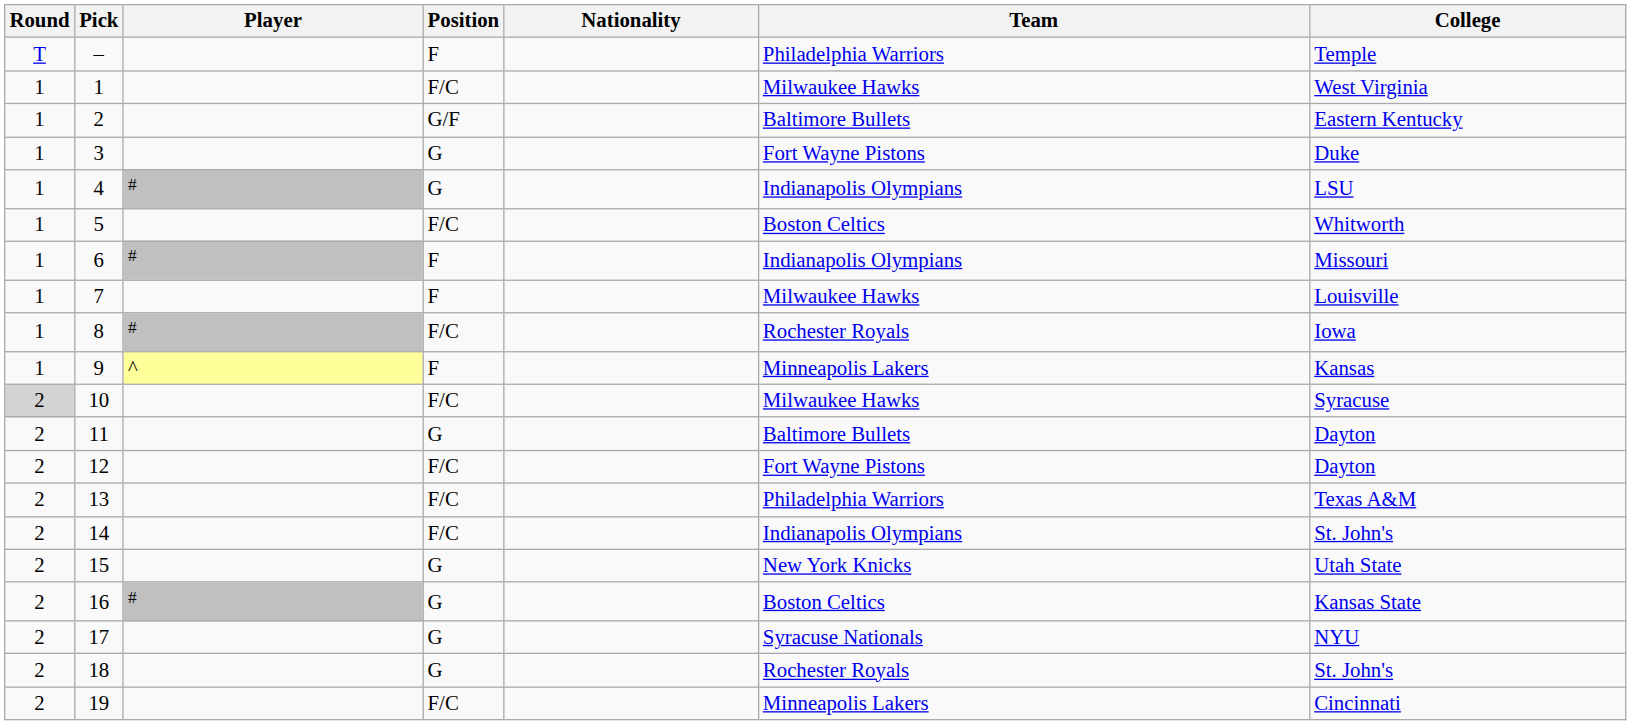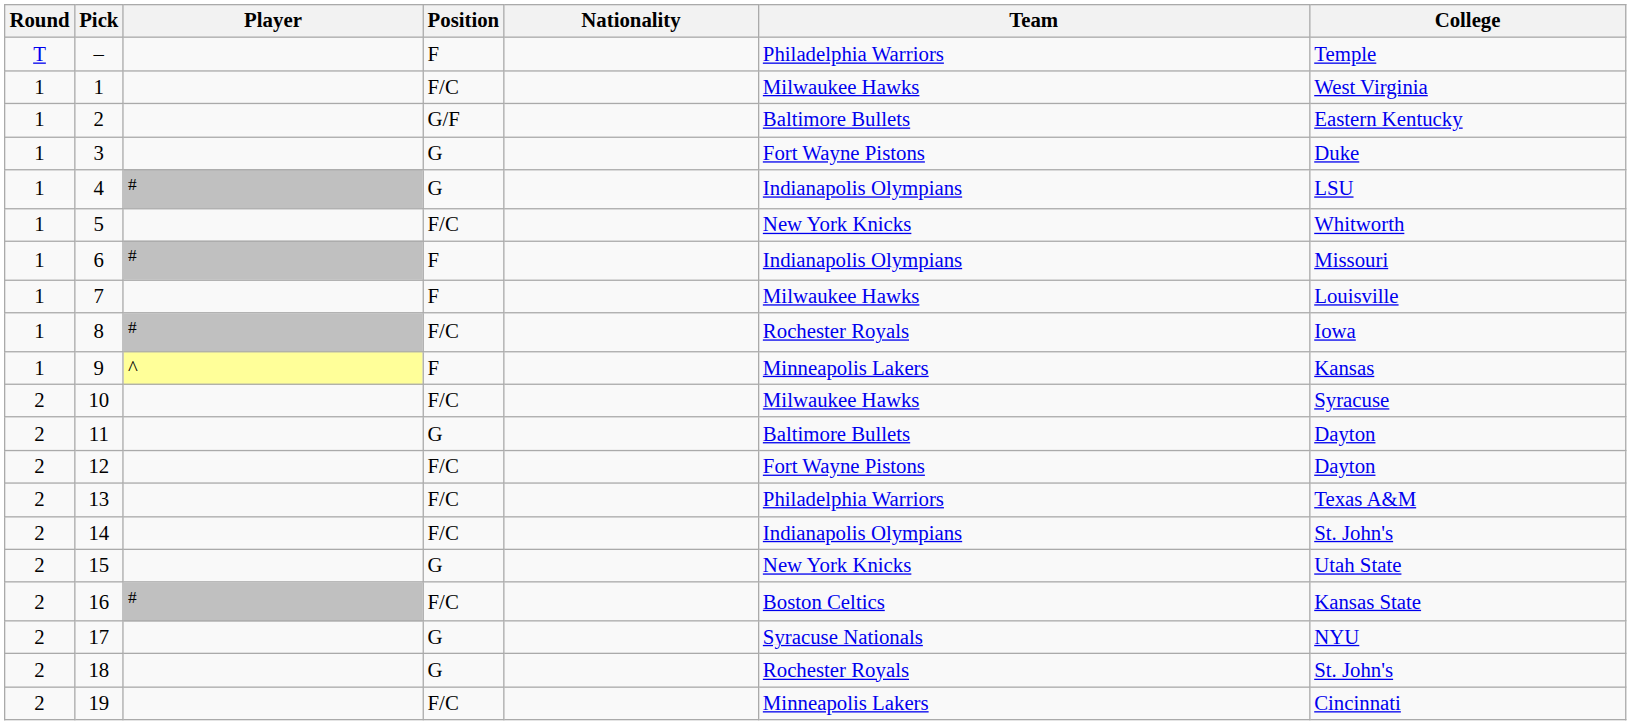(824, 224) Boston Celtics -> (837, 224) New York Knicks
(40, 400) lightgrey background -> (40, 400) no background
(435, 601) G -> (443, 601) F/C
